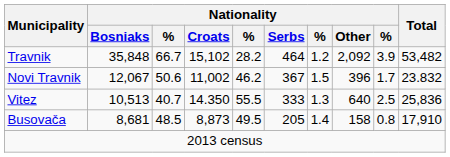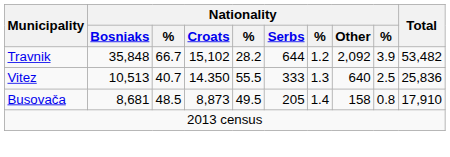(293, 57) 464 -> (293, 57) 644
- row: (44, 78)
